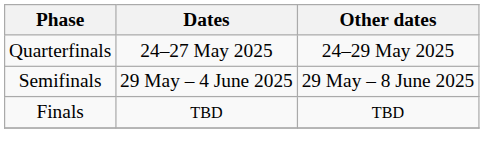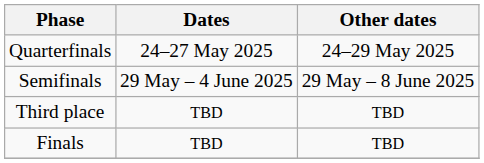+ row: (60, 111)
